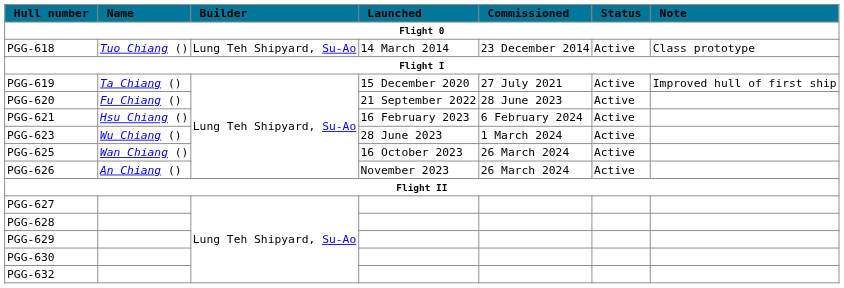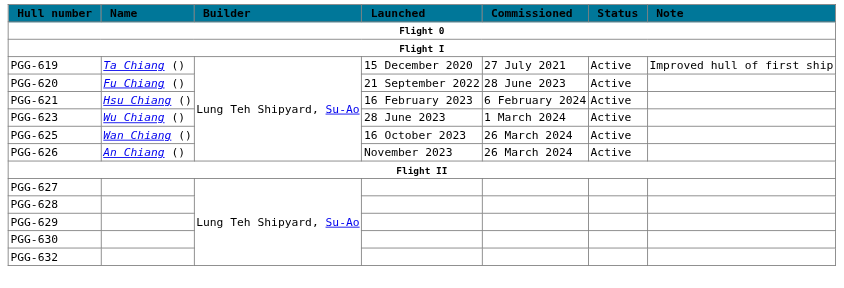- row: (31, 48)
